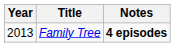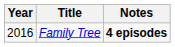(20, 32) 2013 -> (20, 32) 2016
